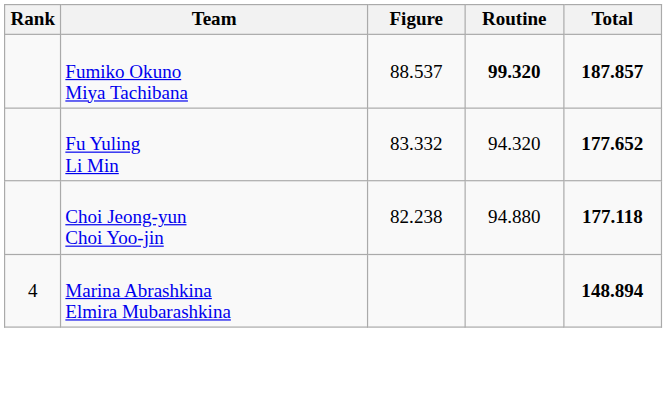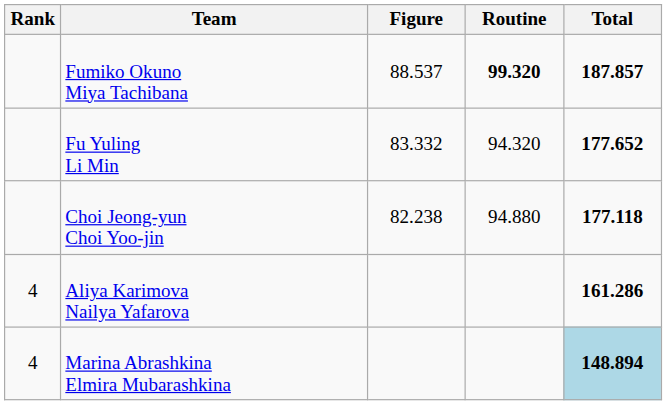+ row: (127, 301)
(612, 290) no background -> (612, 363) lightblue background
